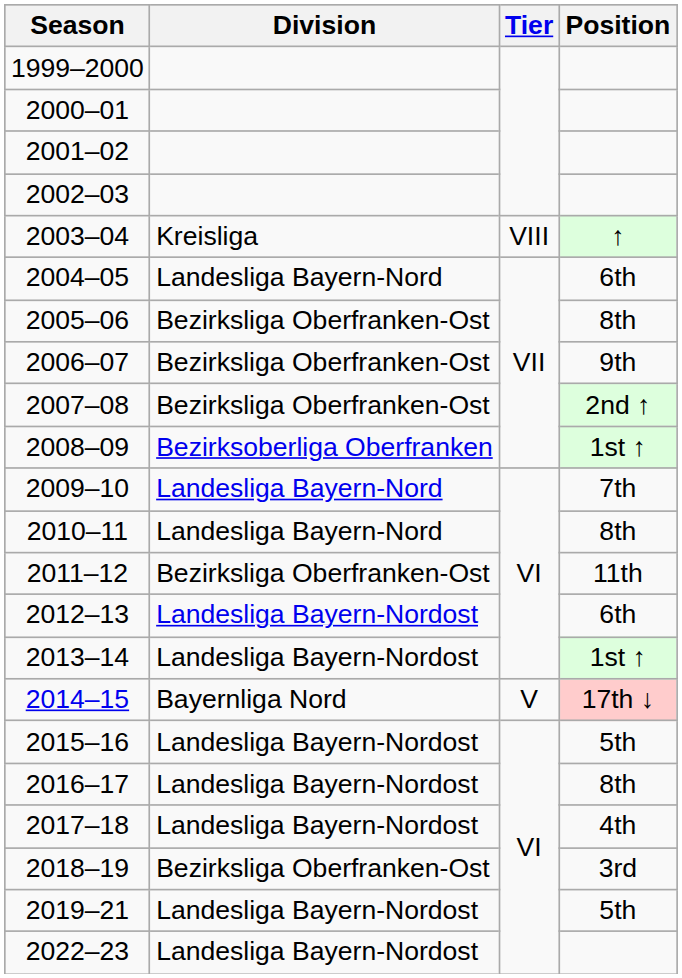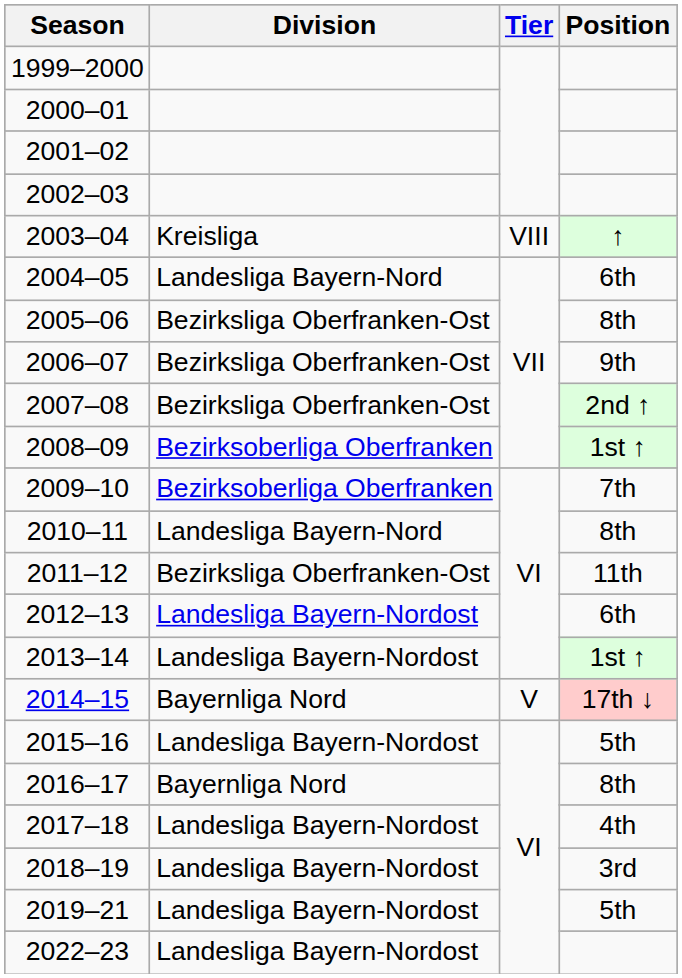(299, 488) Landesliga Bayern-Nord -> (324, 488) Bezirksoberliga Oberfranken
(317, 783) Landesliga Bayern-Nordost -> (251, 783) Bayernliga Nord
(323, 868) Bezirksliga Oberfranken-Ost -> (317, 868) Landesliga Bayern-Nordost
